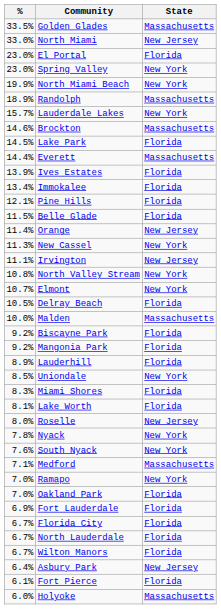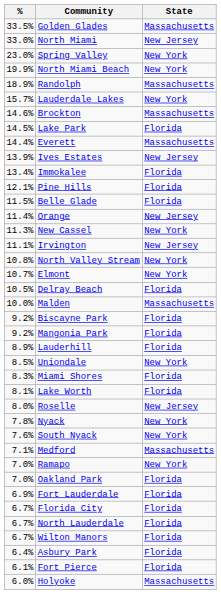- row: (62, 56)
(163, 172) Florida -> (171, 158) New Jersey
(171, 567) New Jersey -> (163, 553) Florida
